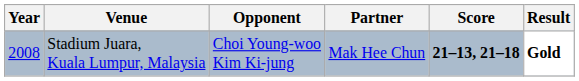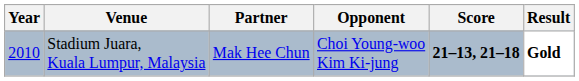columns swapped: (377, 17) <-> (267, 17)
(24, 53) 2008 -> (24, 53) 2010
